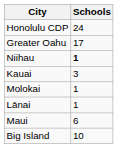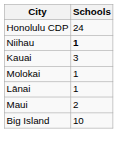- row: (36, 43)
(76, 120) 6 -> (76, 105) 2
